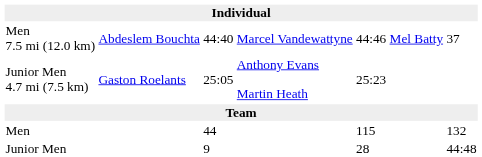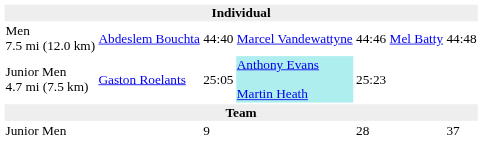(453, 38) 37 -> (462, 38) 44:48
(278, 79) no background -> (278, 79) paleturquoise background
- row: (18, 130)
(462, 149) 44:48 -> (453, 130) 37
